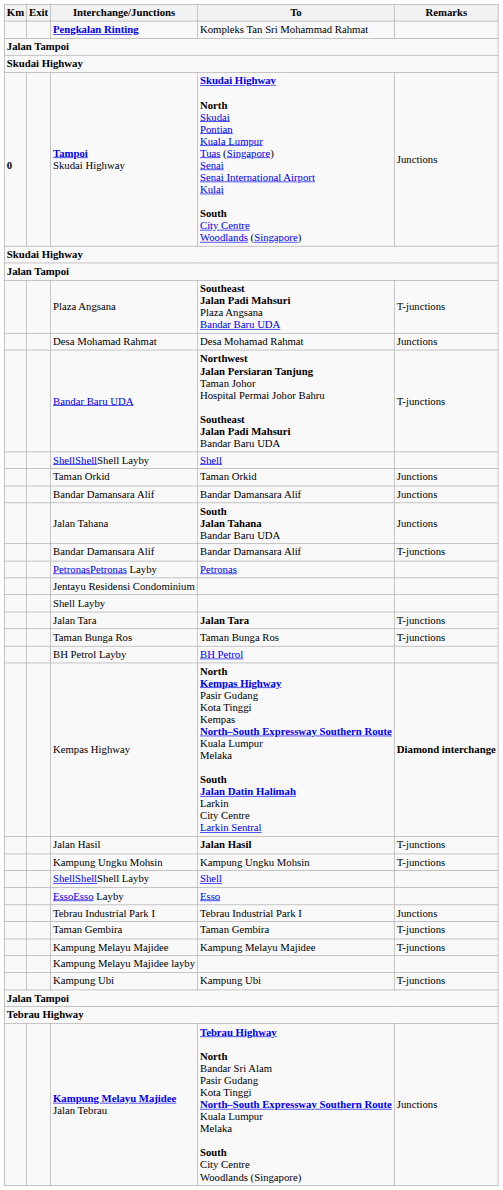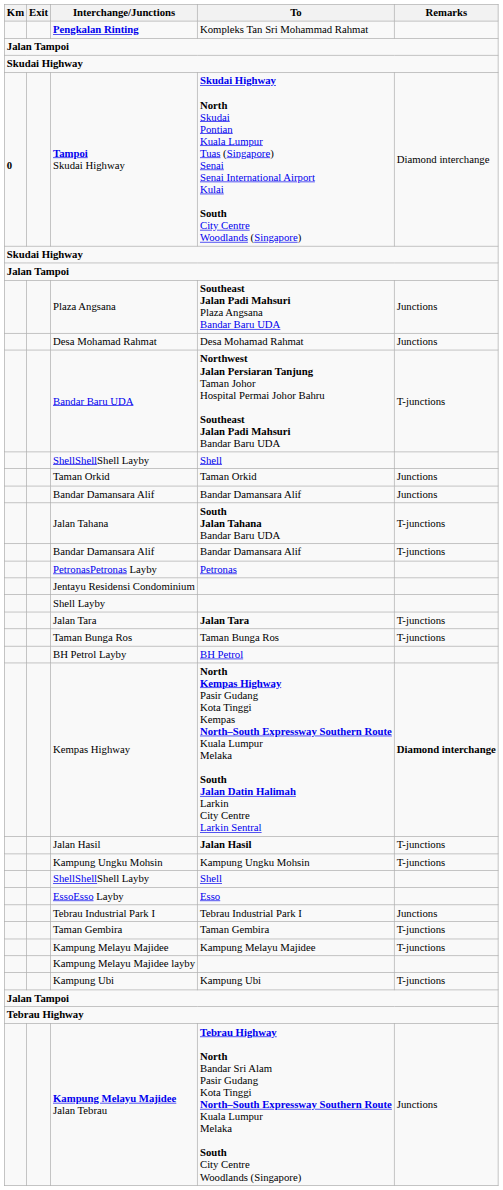(417, 159) Junctions -> (443, 159) Diamond interchange
(421, 306) T-junctions -> (417, 306) Junctions
(417, 523) Junctions -> (421, 523) T-junctions
